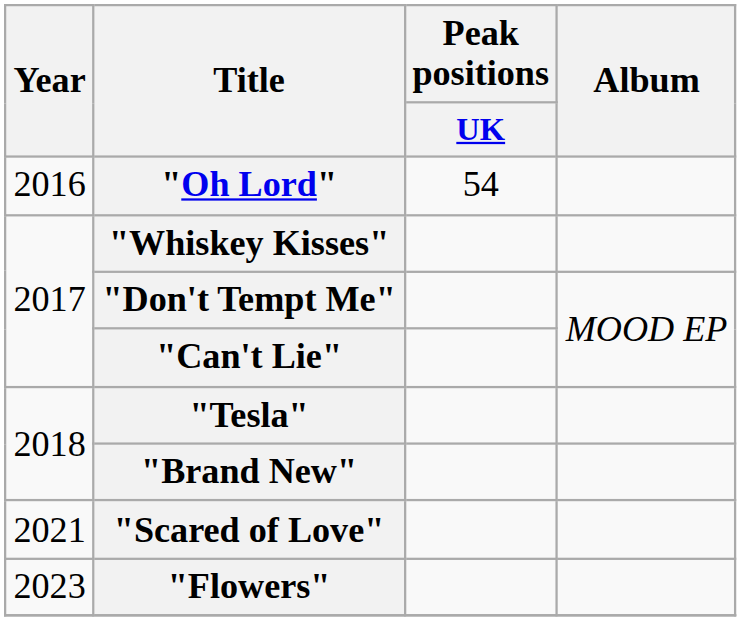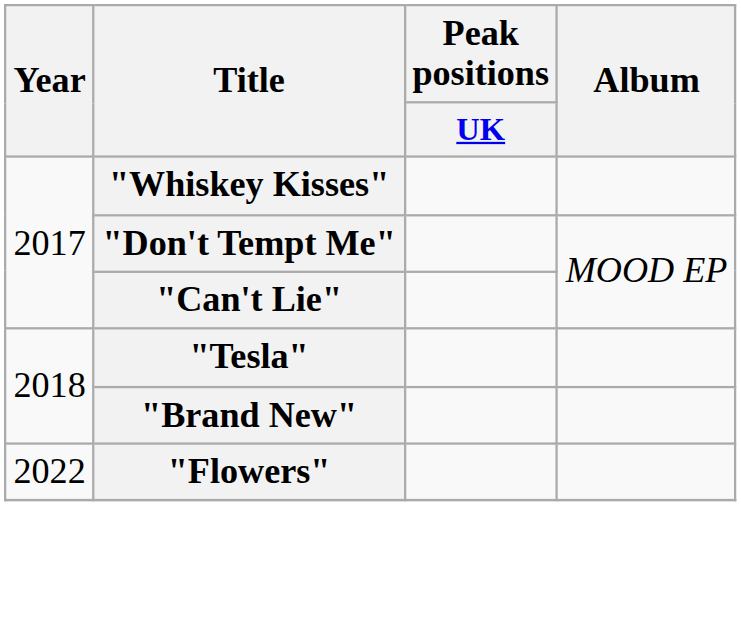- row: (249, 184)
- row: (249, 528)
(50, 586) 2023 -> (50, 471) 2022
